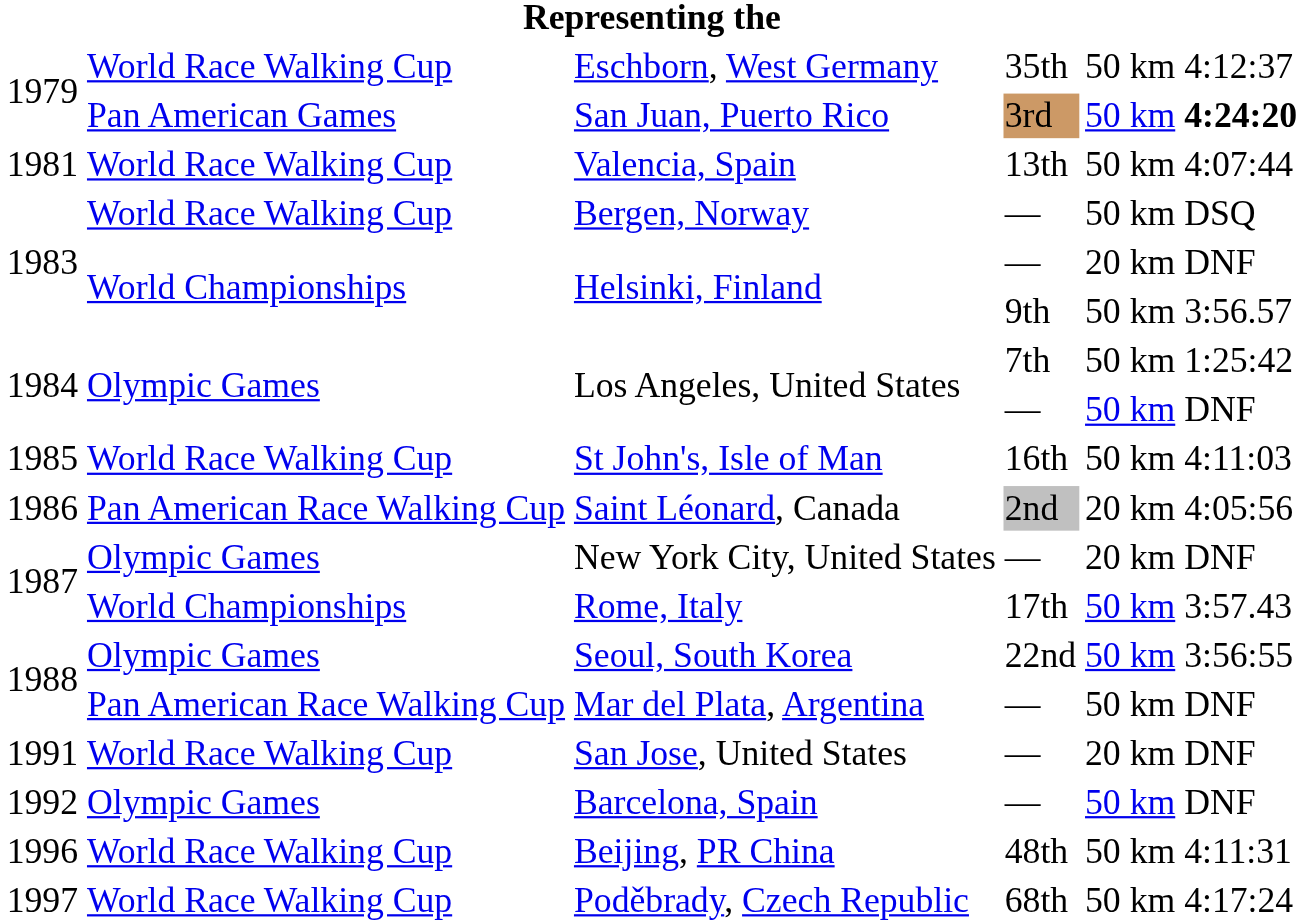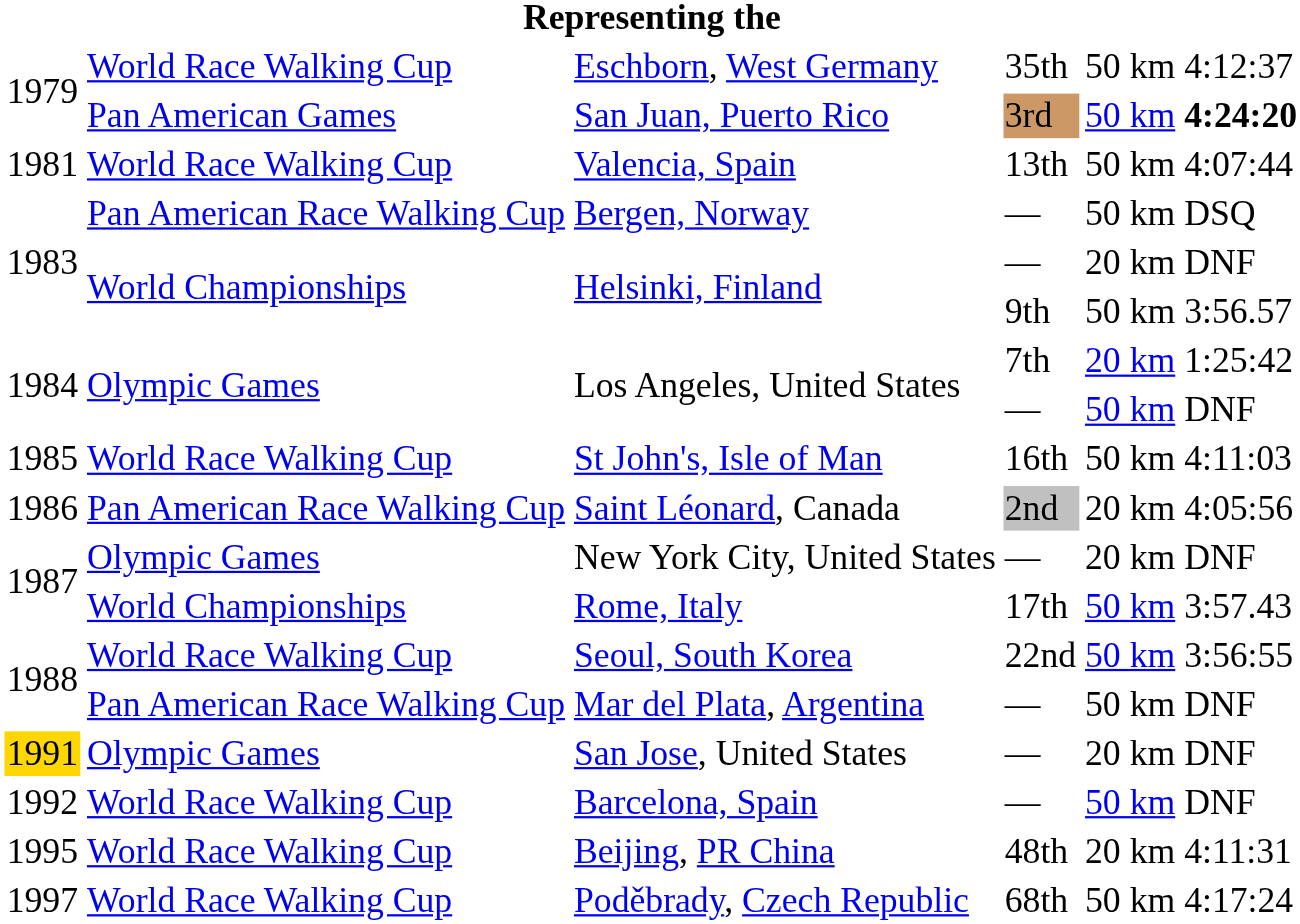(270, 213) World Race Walking Cup -> (326, 213) Pan American Race Walking Cup
(1130, 360) 50 km -> (1130, 360) 20 km
(203, 654) Olympic Games -> (270, 654) World Race Walking Cup
(42, 753) no background -> (42, 753) gold background
(270, 753) World Race Walking Cup -> (203, 753) Olympic Games
(203, 802) Olympic Games -> (270, 802) World Race Walking Cup
(42, 851) 1996 -> (42, 851) 1995
(1130, 851) 50 km -> (1130, 851) 20 km
